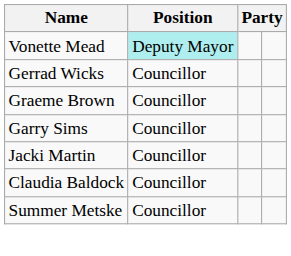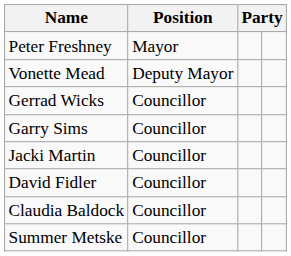+ row: (60, 45)
(183, 45) paleturquoise background -> (183, 73) no background
- row: (62, 100)
+ row: (52, 182)
